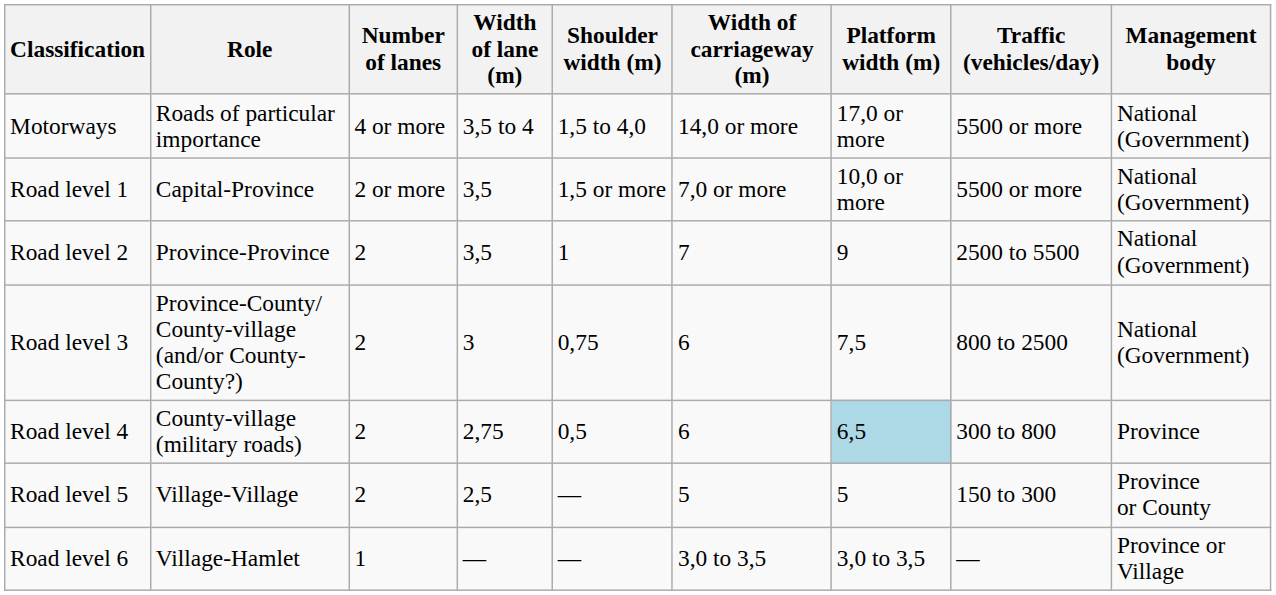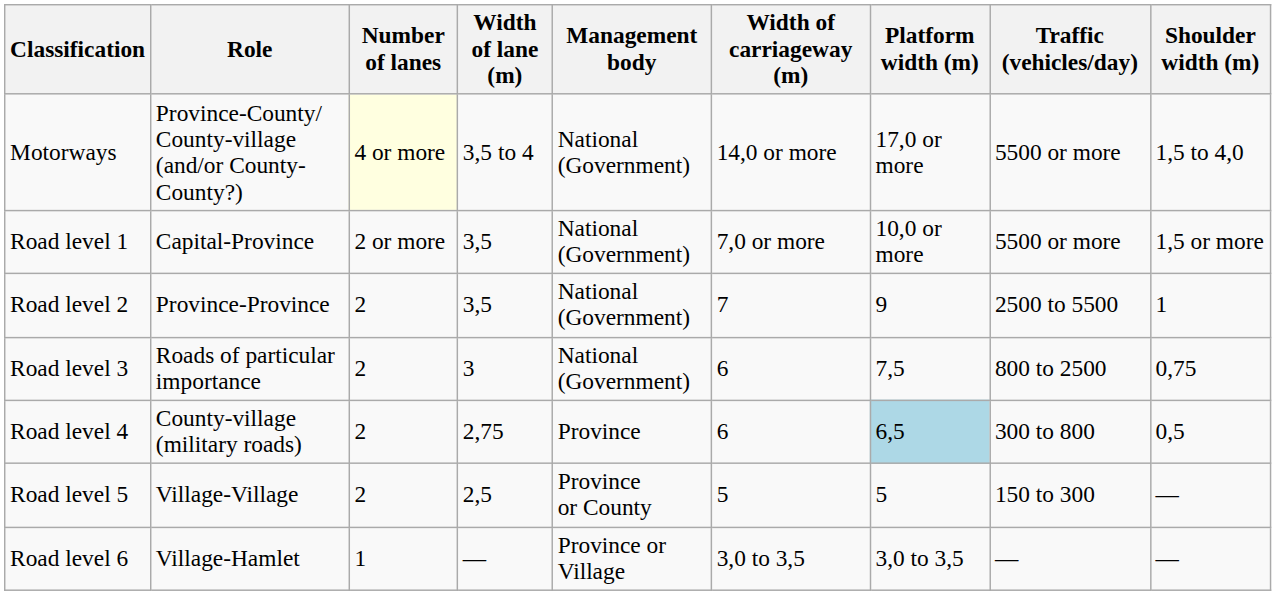columns swapped: (612, 49) <-> (1191, 49)
(245, 125) Roads of particular importance -> (239, 152) Province-County/ County-village (and/or County-County?)
(400, 125) no background -> (400, 152) lightyellow background
(239, 342) Province-County/ County-village (and/or County-County?) -> (245, 368) Roads of particular importance
